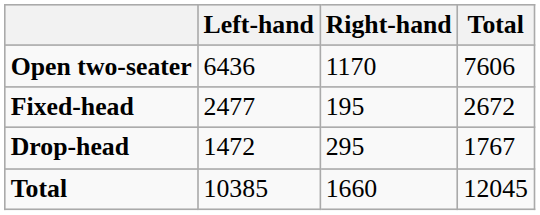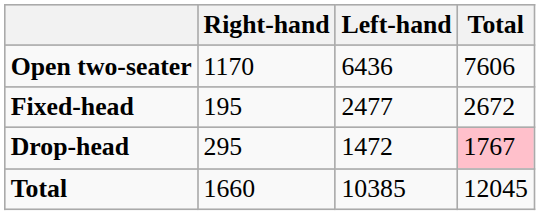columns swapped: (389, 24) <-> (259, 24)
(489, 147) no background -> (489, 147) pink background
